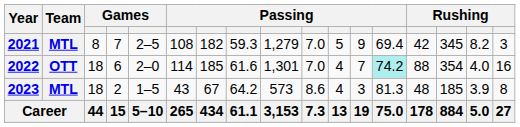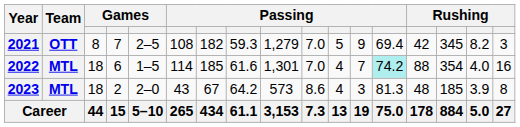(63, 44) MTL -> (63, 44) OTT
(63, 66) OTT -> (63, 66) MTL
(148, 66) 2–0 -> (148, 66) 1–5
(148, 89) 1–5 -> (148, 89) 2–0
